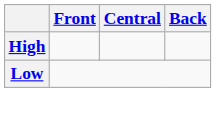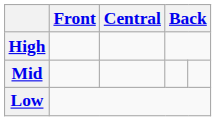+ row: (27, 73)
